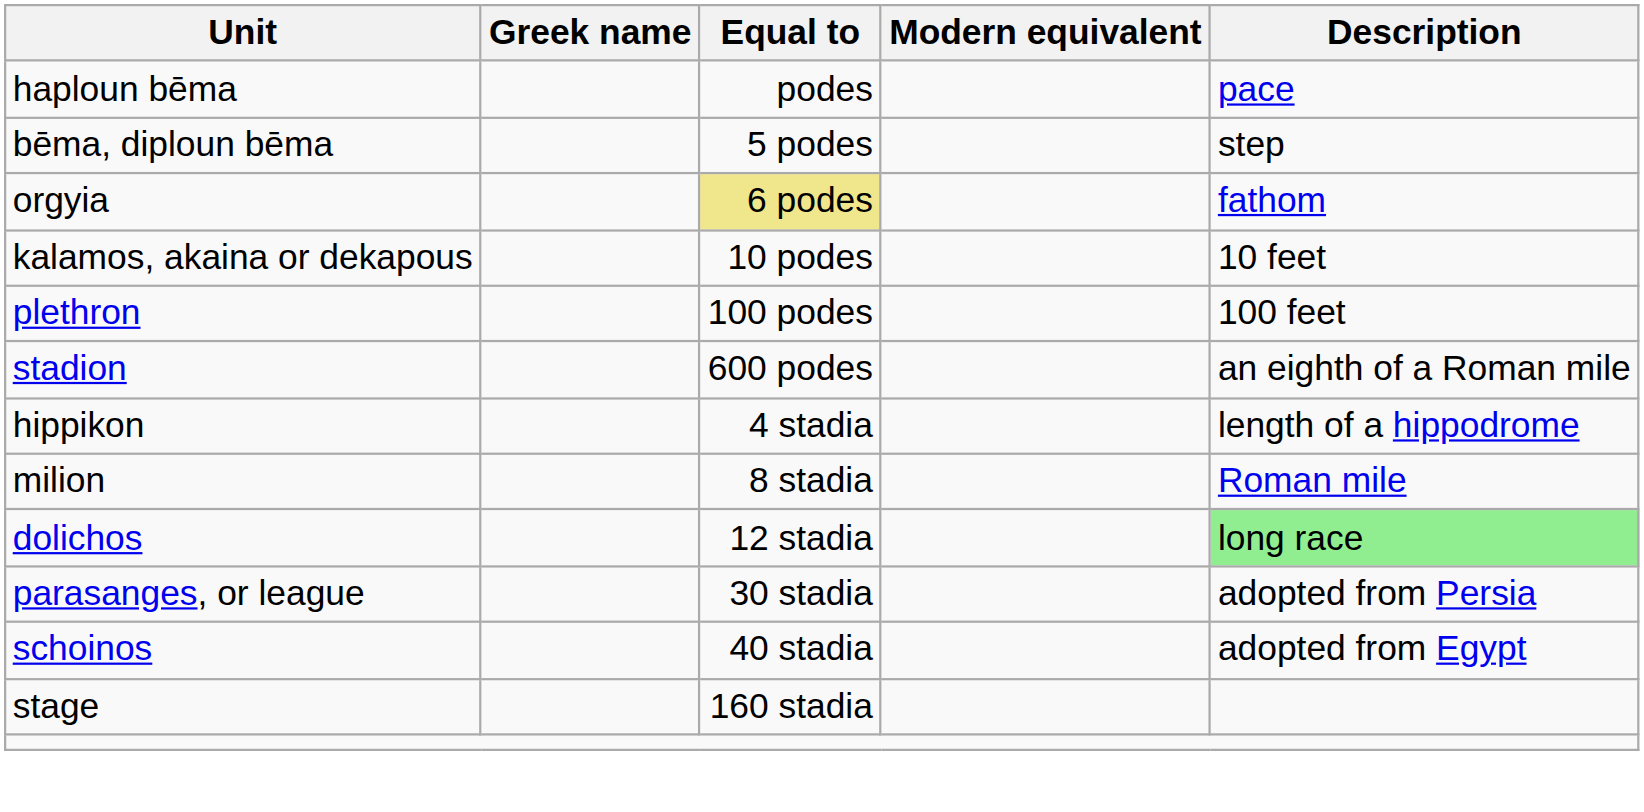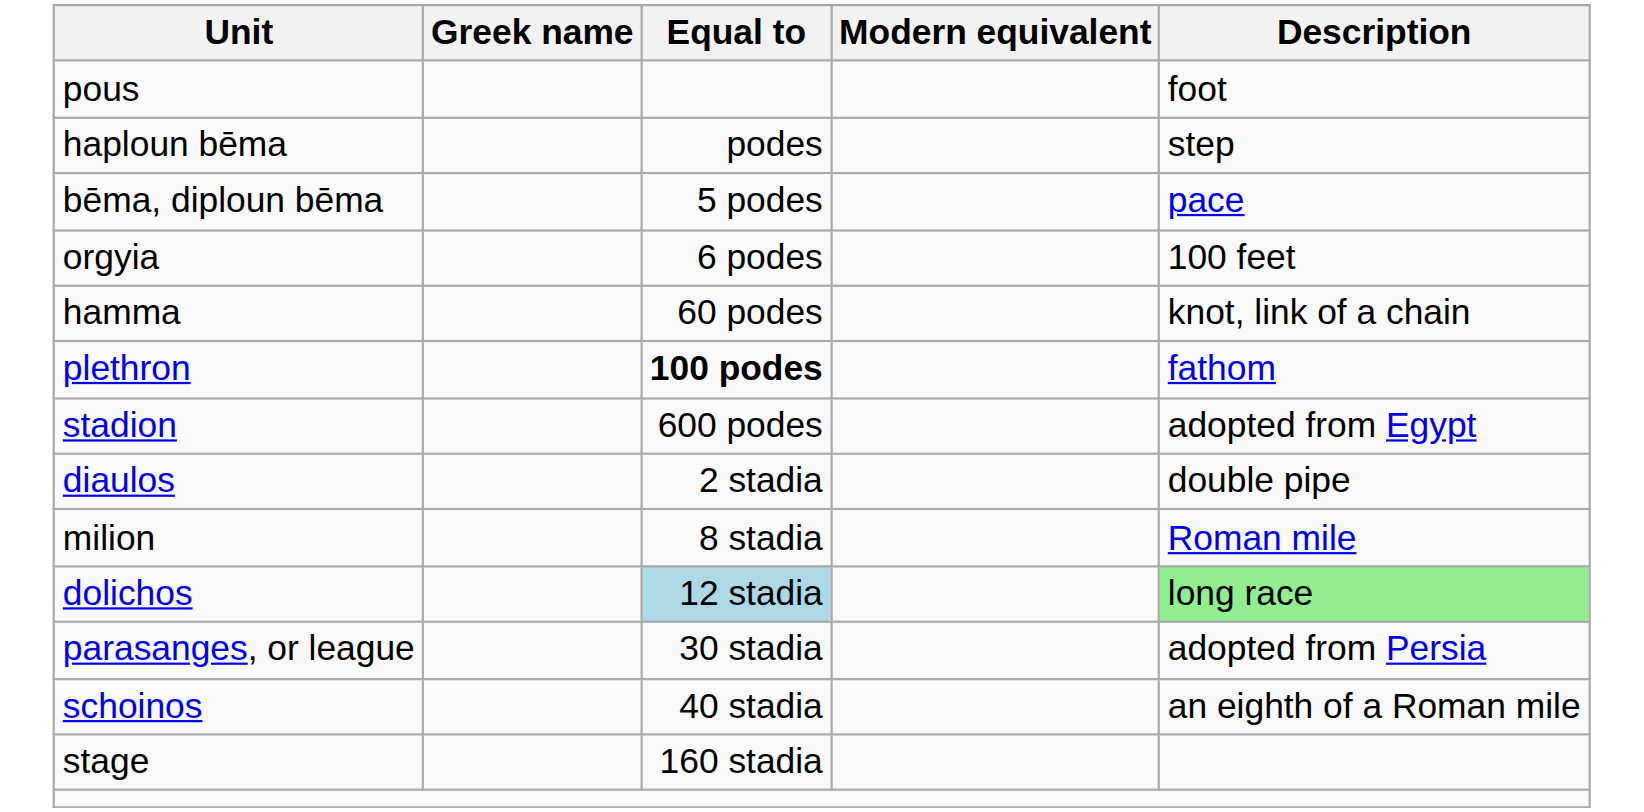+ row: (101, 88)
(1256, 88) pace -> (1201, 144) step
(1251, 144) step -> (1206, 200) pace
(810, 200) khaki background -> (760, 256) no background
(1272, 200) fathom -> (1232, 256) 100 feet
- row: (243, 256)
+ row: (122, 312)
(790, 312) normal -> (736, 369) bold
(1282, 312) 100 feet -> (1222, 369) fathom
(1424, 369) an eighth of a Roman mile -> (1322, 425) adopted from Egypt
+ row: (119, 481)
- row: (79, 425)
(801, 537) no background -> (751, 593) lightblue background
(1372, 649) adopted from Egypt -> (1374, 705) an eighth of a Roman mile
